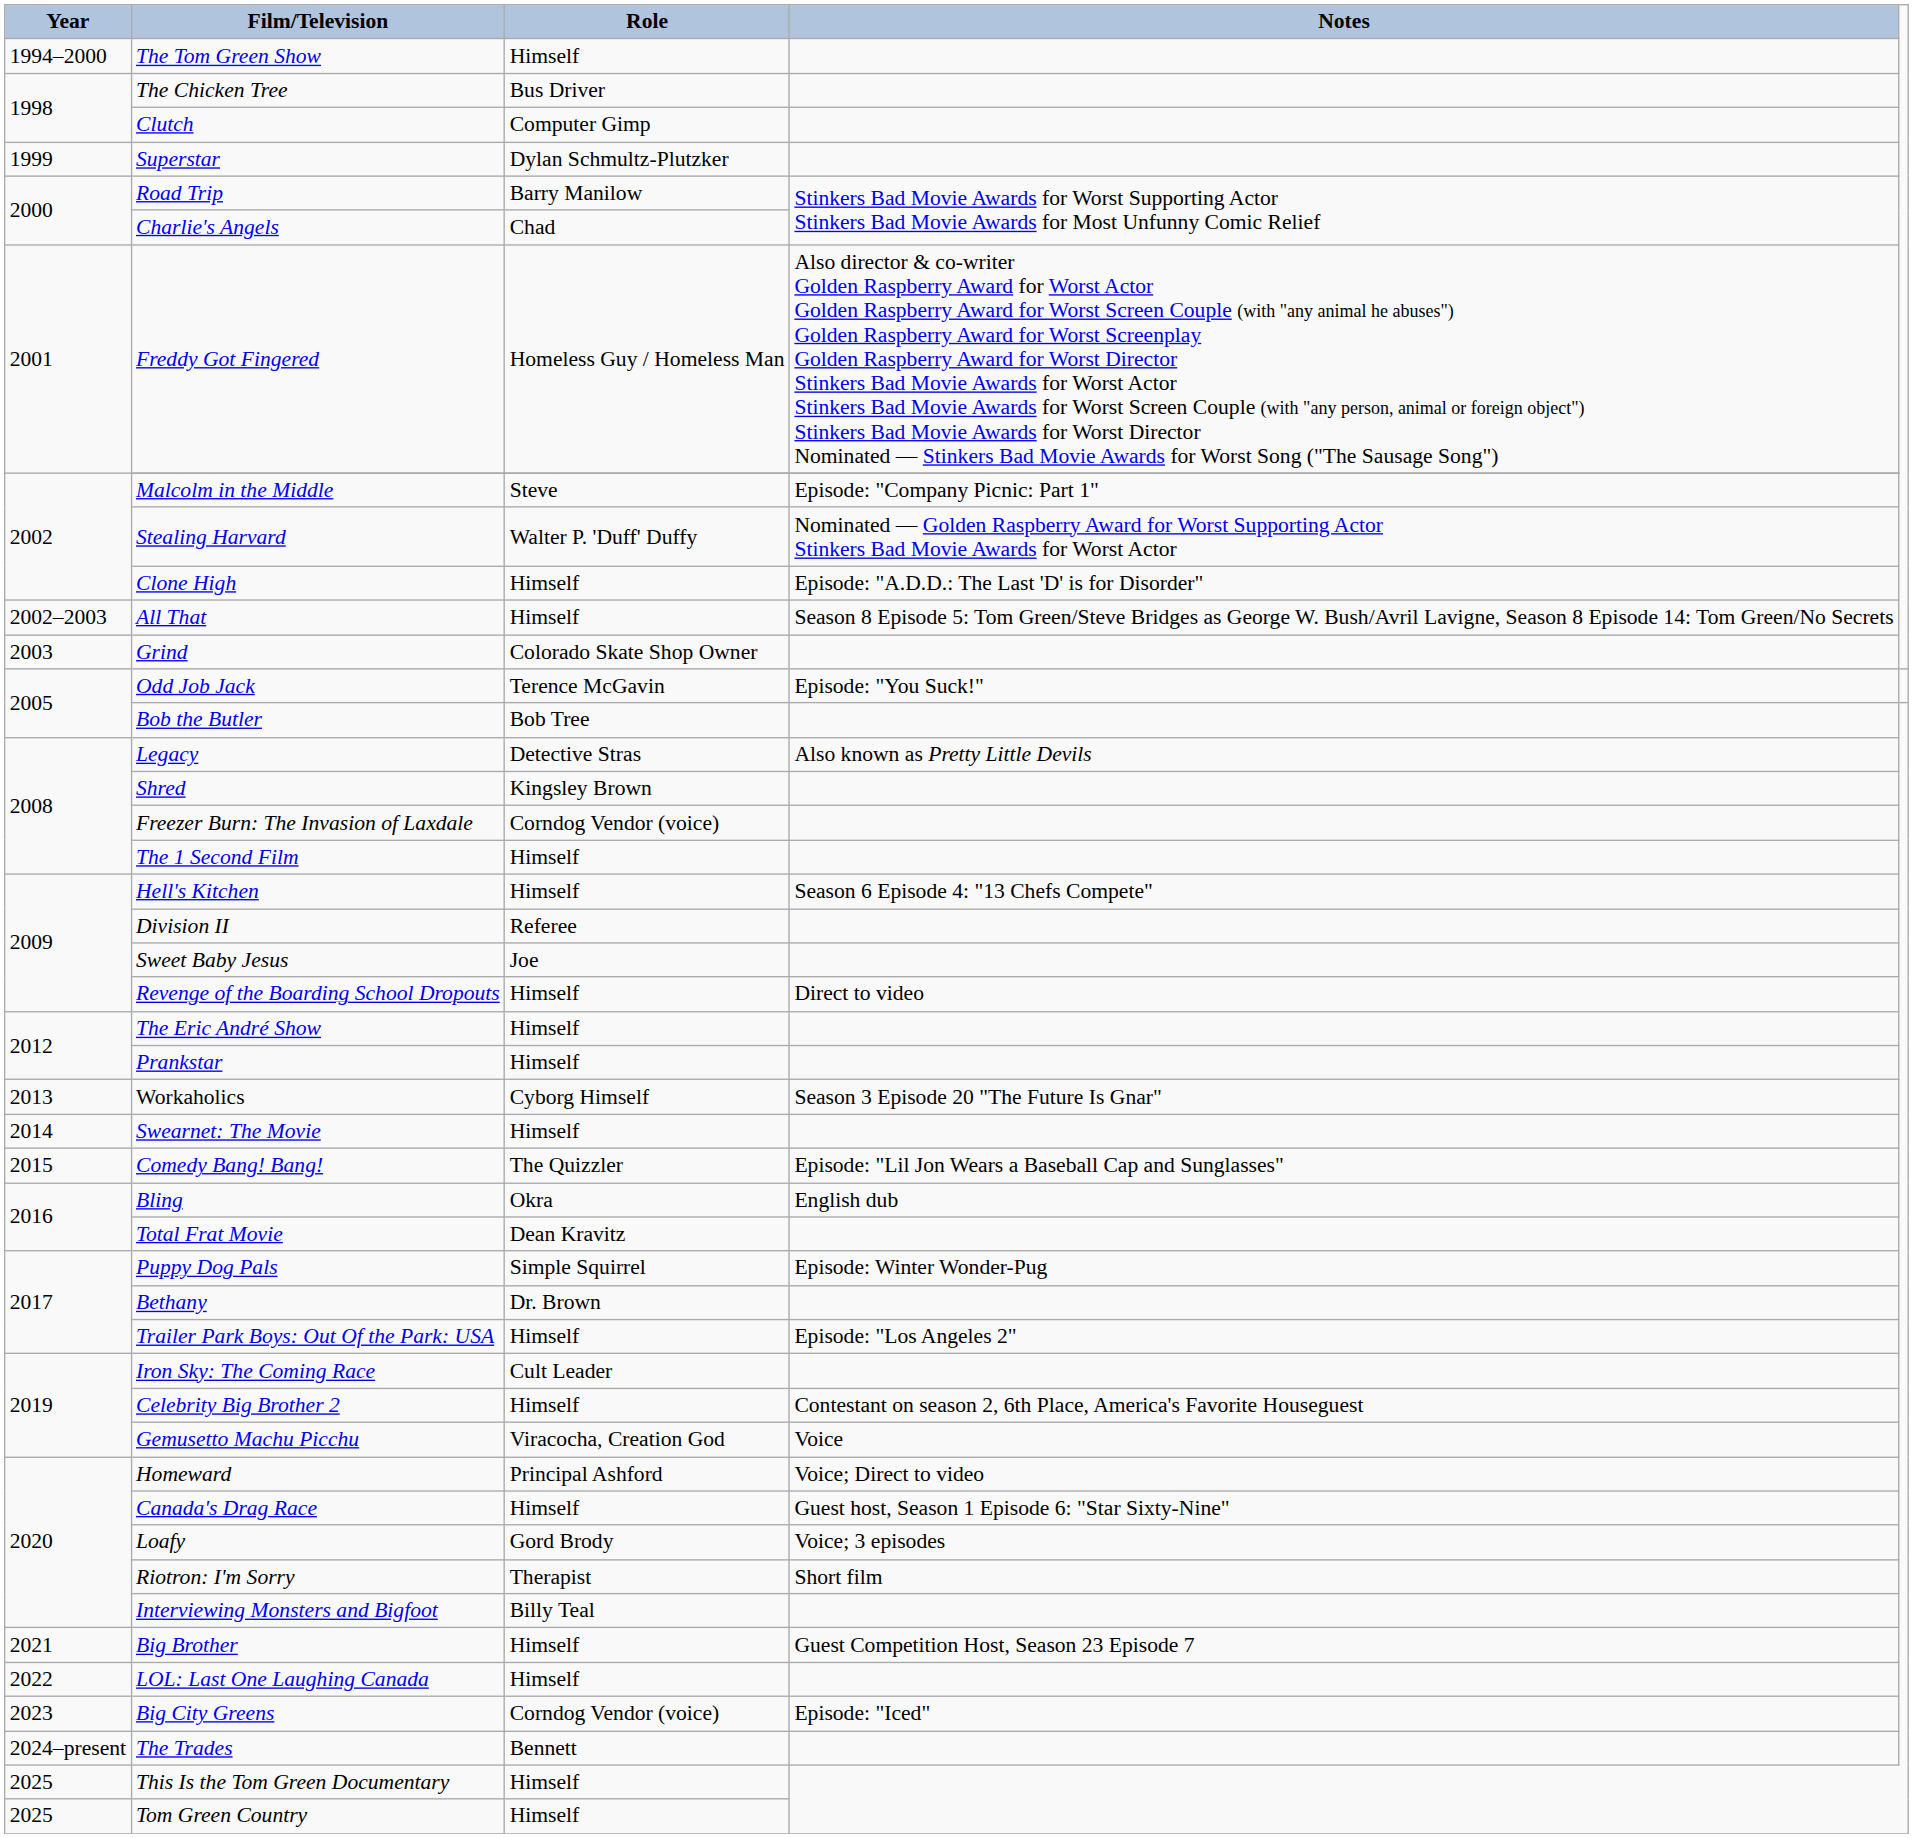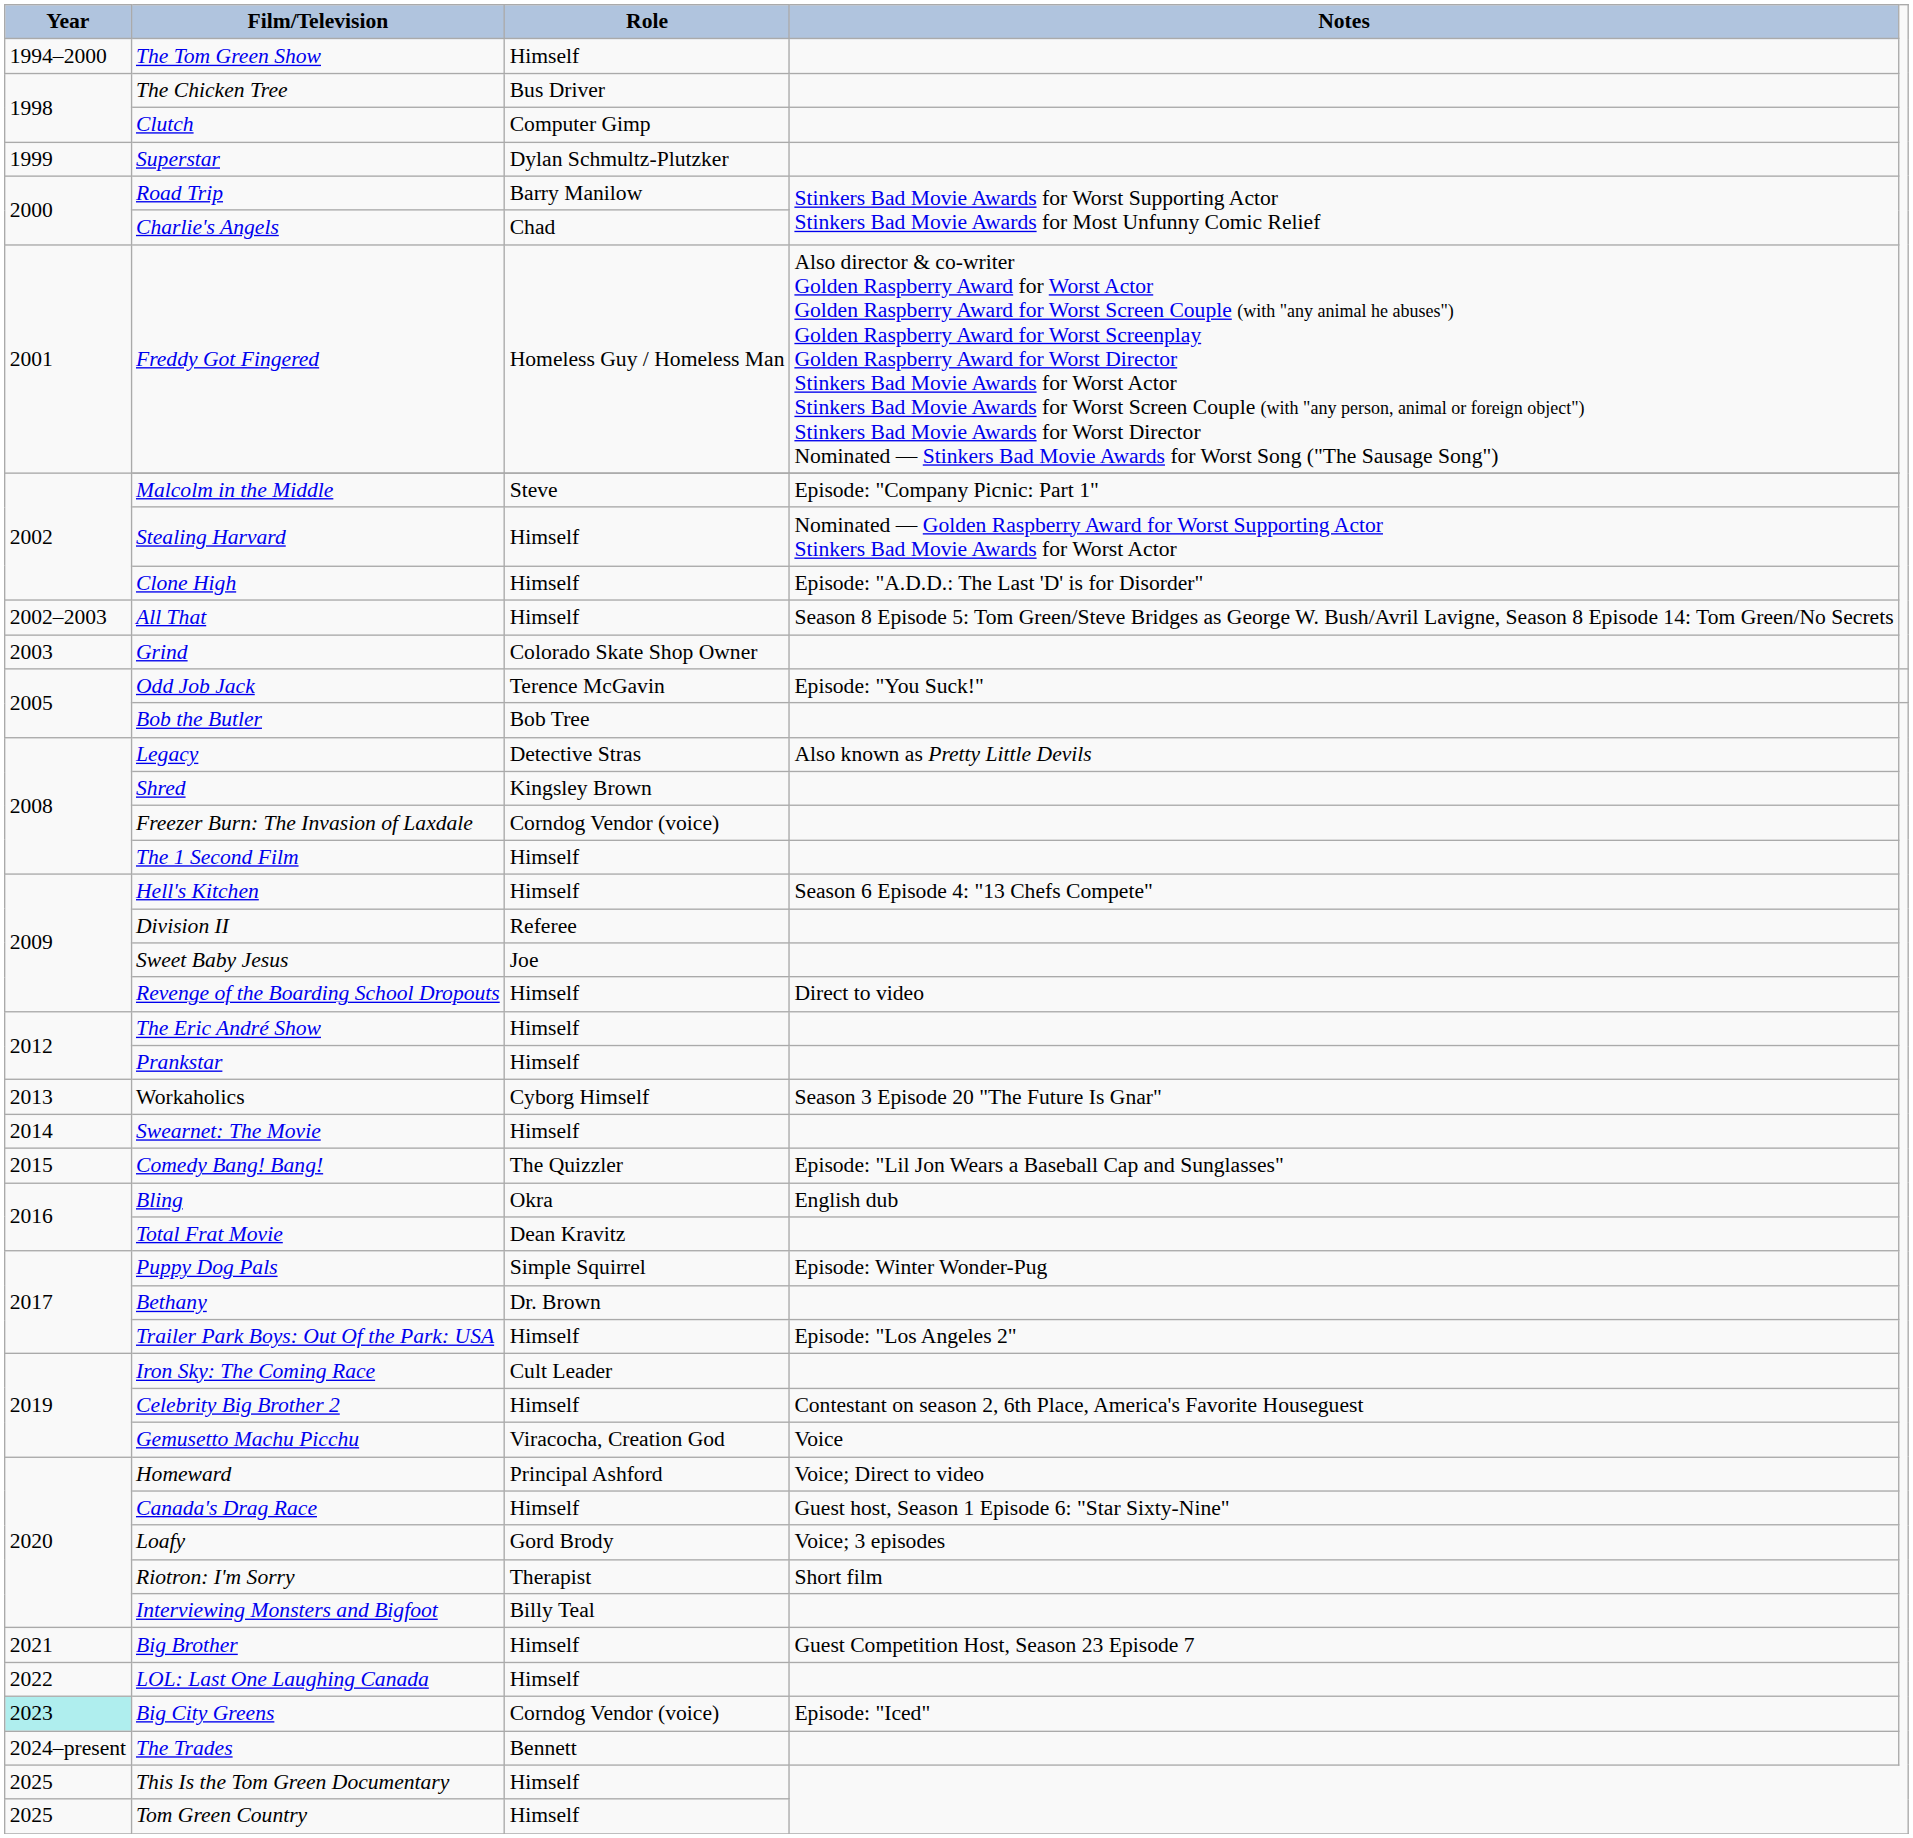(603, 536) Walter P. 'Duff' Duffy -> (544, 536) Himself
(31, 1713) no background -> (31, 1713) paleturquoise background
